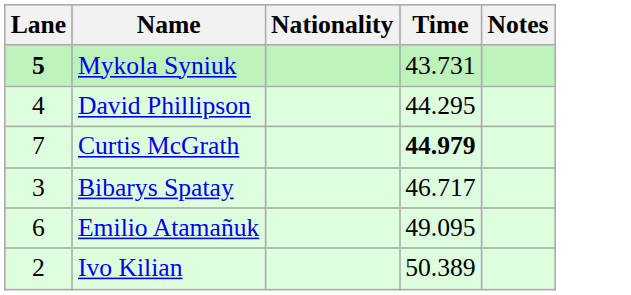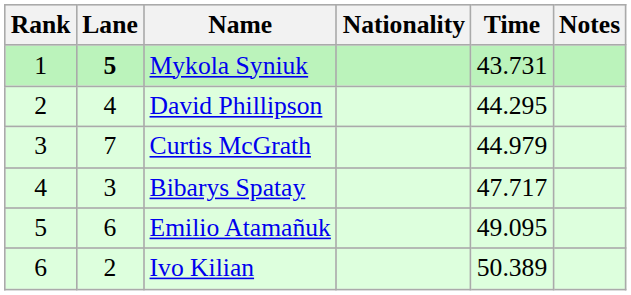+ column: (41, 24)
(440, 146) bold -> (512, 146) normal
(440, 187) 46.717 -> (512, 187) 47.717
